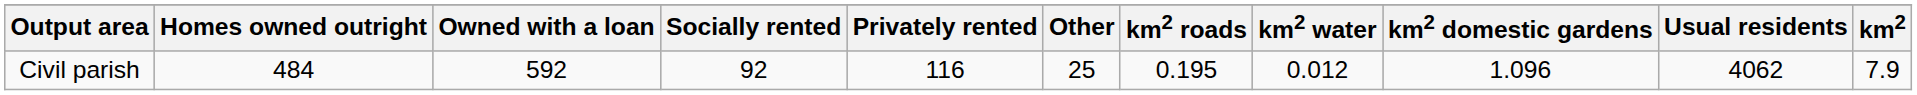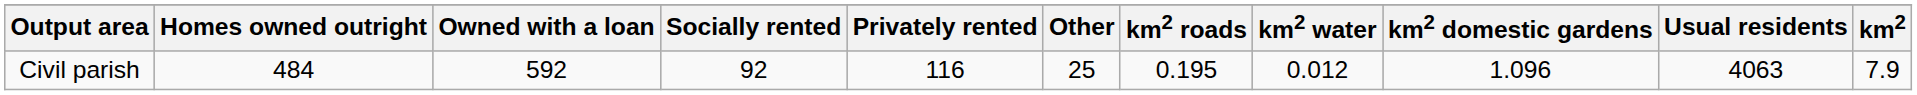(1756, 69) 4062 -> (1756, 69) 4063
